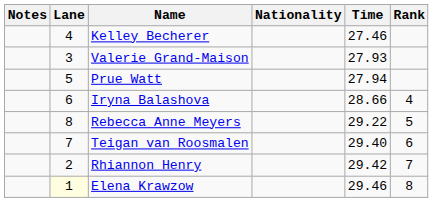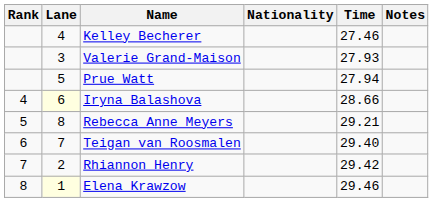columns swapped: (409, 15) <-> (27, 15)
(69, 101) no background -> (61, 101) lightyellow background
(368, 122) 29.22 -> (360, 122) 29.21
